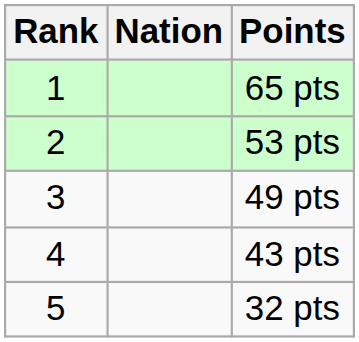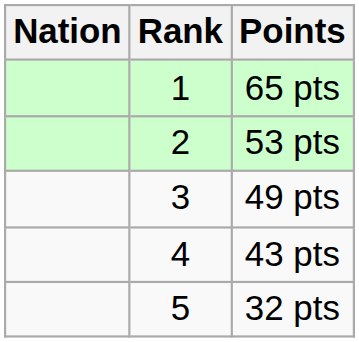columns swapped: (56, 32) <-> (169, 32)
